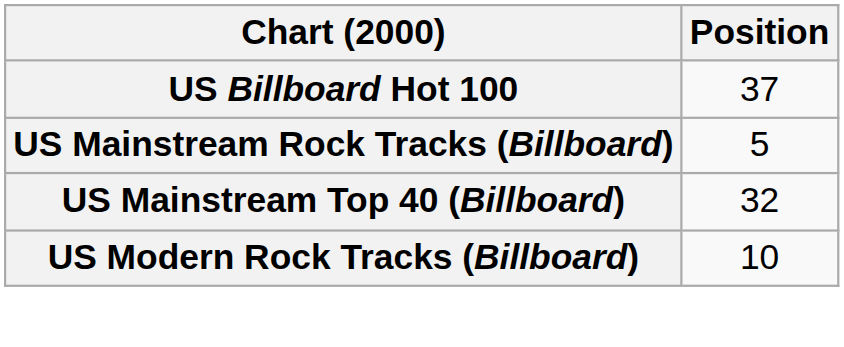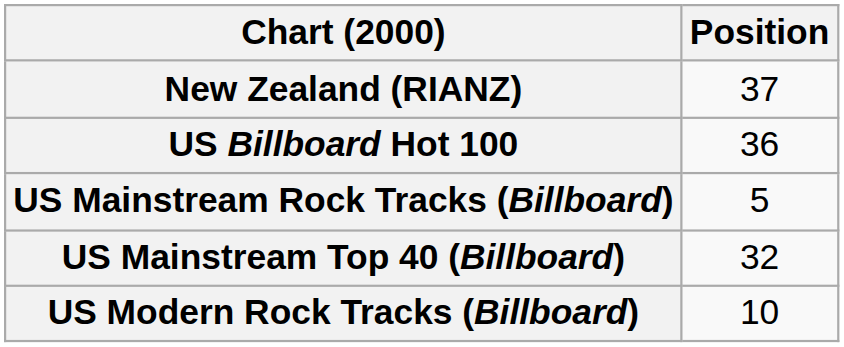+ row: (343, 88)
(760, 88) 37 -> (760, 144) 36
